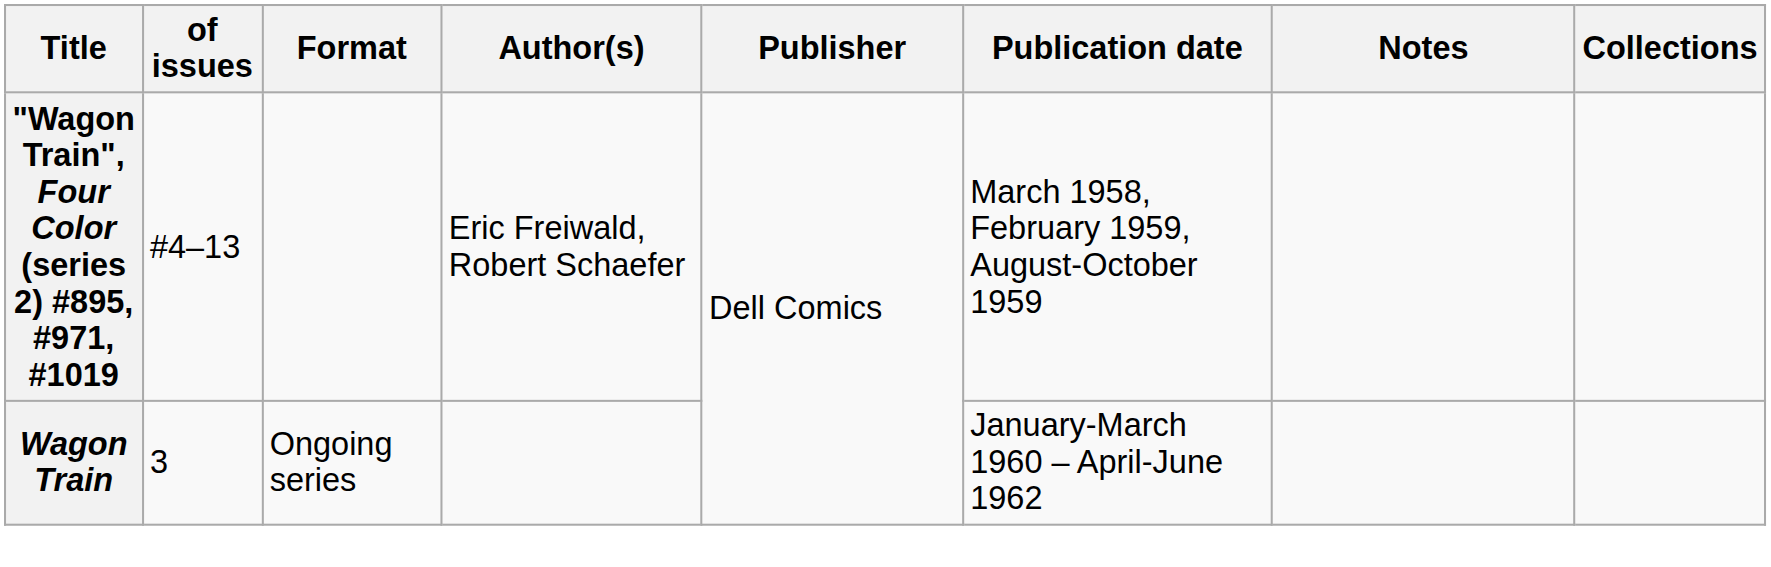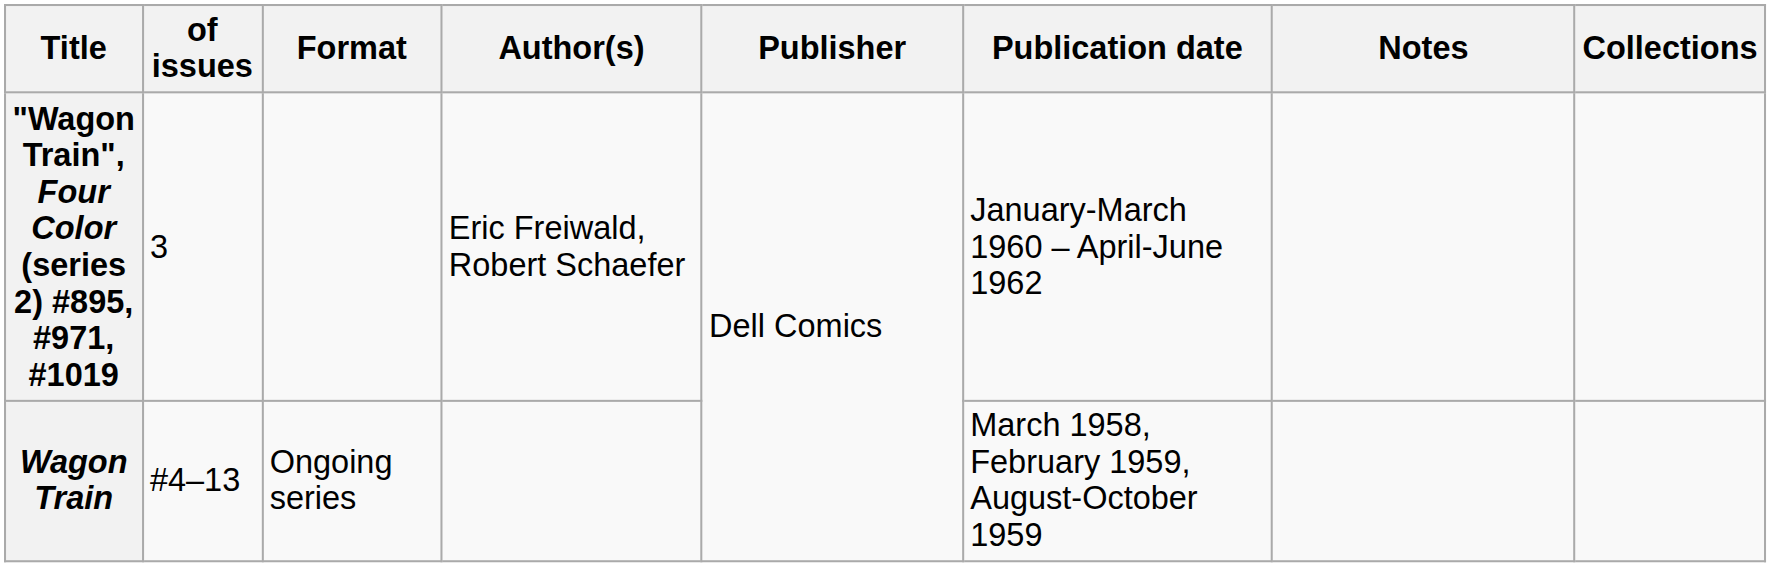(195, 246) #4–13 -> (159, 246) 3
(1084, 246) March 1958, February 1959, August-October 1959 -> (1097, 246) January-March 1960 – April-June 1962
(159, 462) 3 -> (195, 480) #4–13
(1097, 462) January-March 1960 – April-June 1962 -> (1084, 480) March 1958, February 1959, August-October 1959
